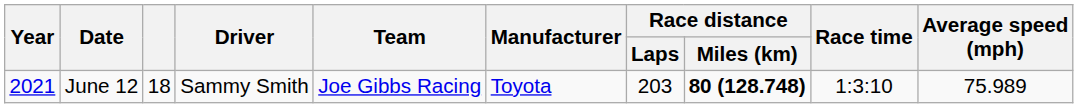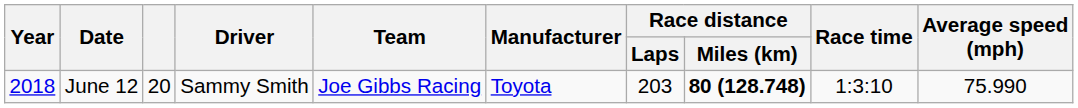(32, 86) 2021 -> (32, 86) 2018
(159, 86) 18 -> (159, 86) 20
(995, 86) 75.989 -> (995, 86) 75.990
